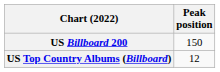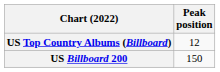rows swapped: (89, 42) <-> (89, 59)
